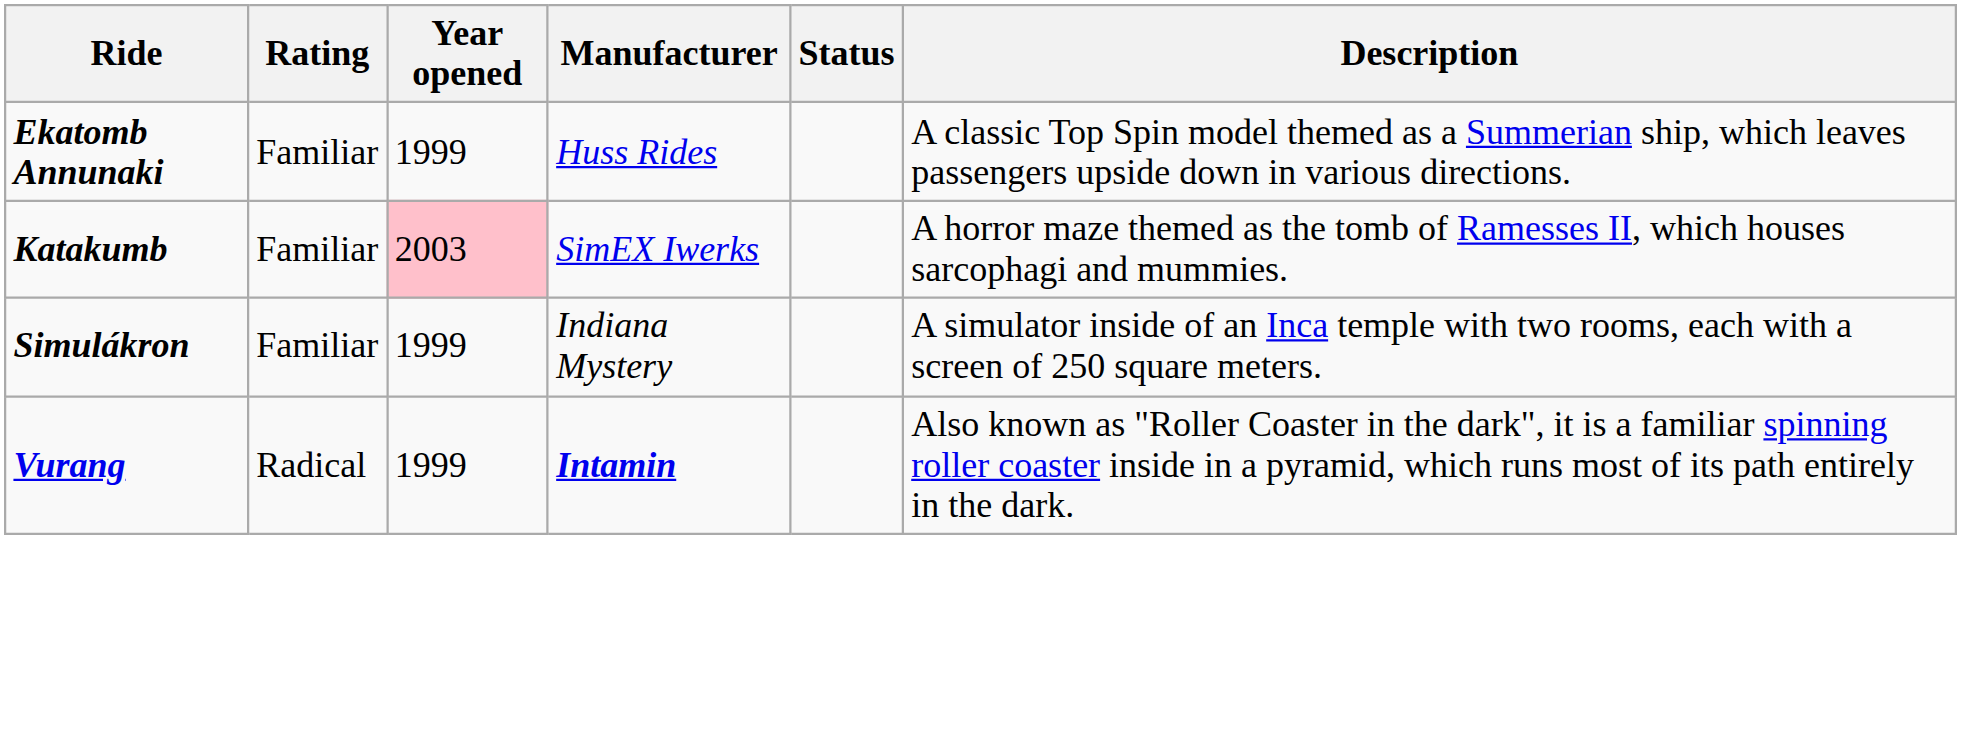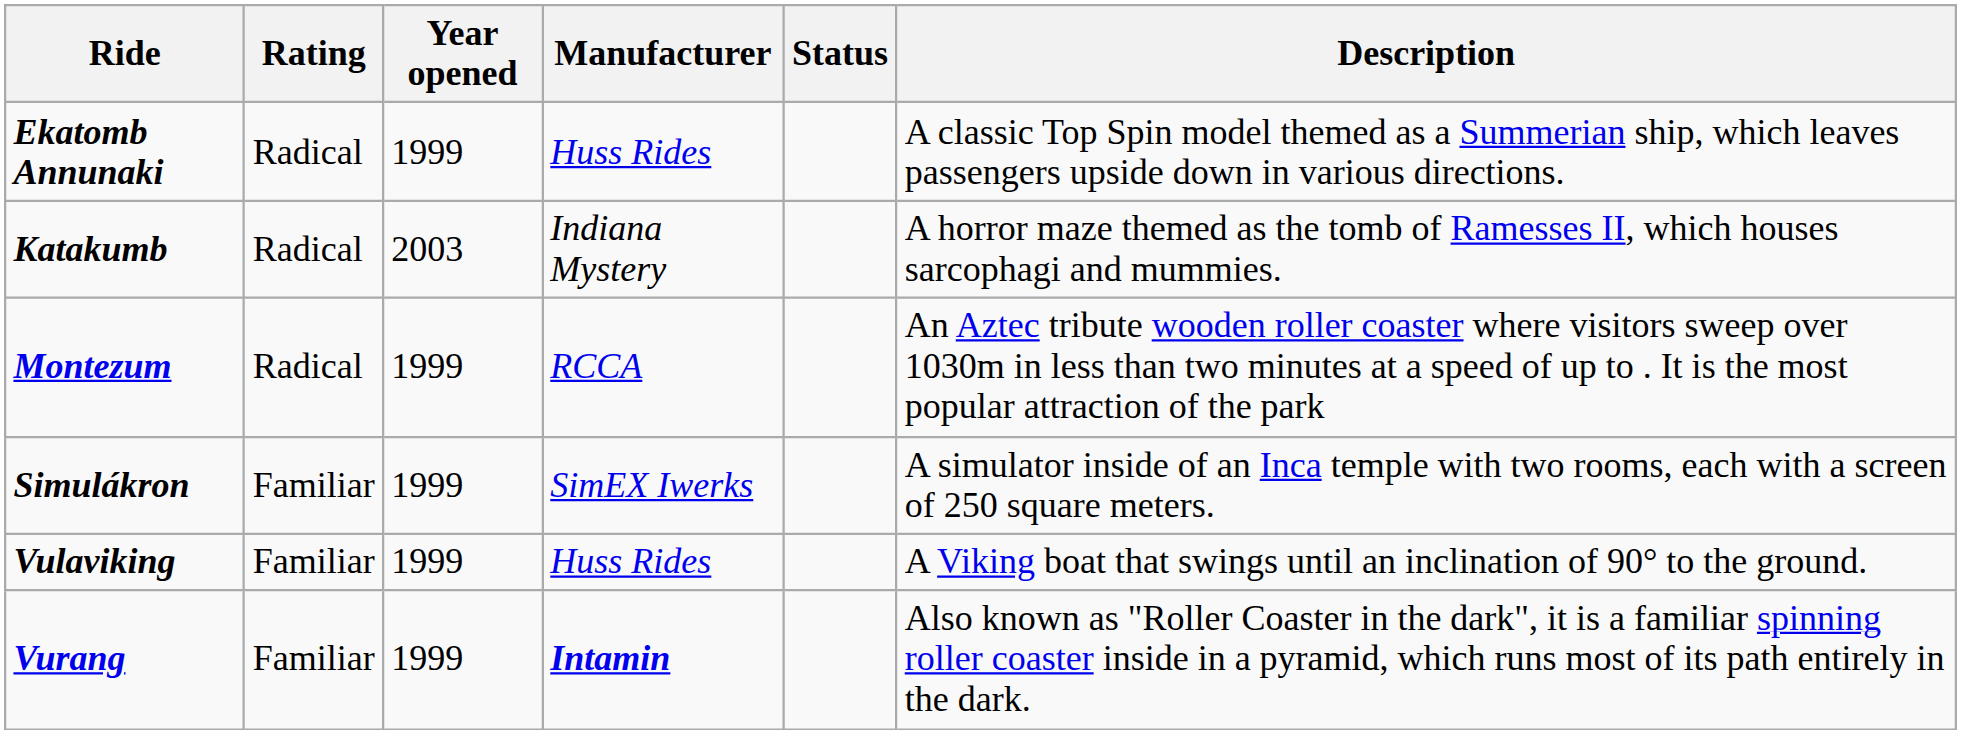(317, 150) Familiar -> (308, 150) Radical
(317, 248) Familiar -> (308, 248) Radical
(431, 248) pink background -> (427, 248) no background
(658, 248) SimEX Iwerks -> (608, 248) Indiana Mystery
+ row: (92, 366)
(614, 346) Indiana Mystery -> (652, 484) SimEX Iwerks
+ row: (94, 561)
(311, 463) Radical -> (314, 659) Familiar
